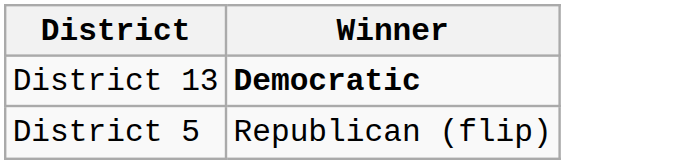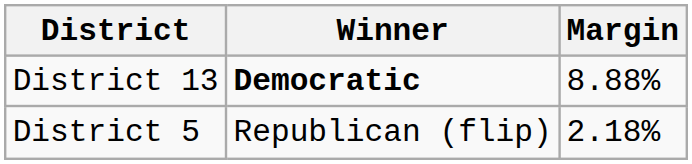+ column: (623, 31)
